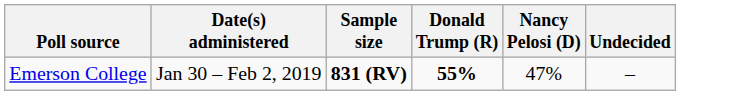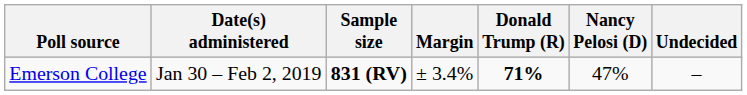+ column: (445, 42)
(457, 73) 55% -> (524, 73) 71%
